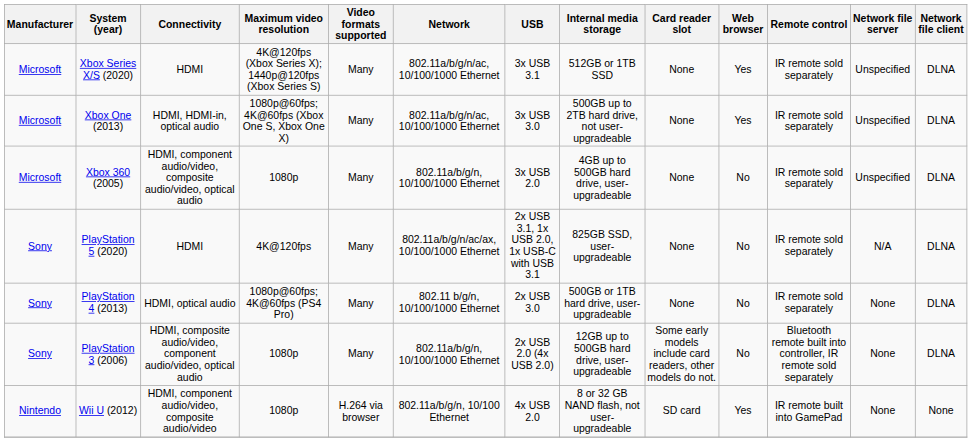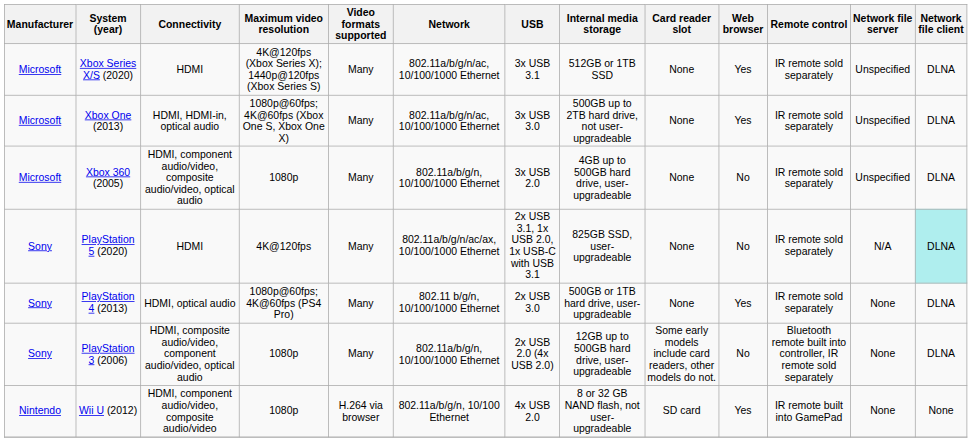(941, 246) no background -> (941, 246) paleturquoise background
(743, 303) No -> (743, 303) Yes
